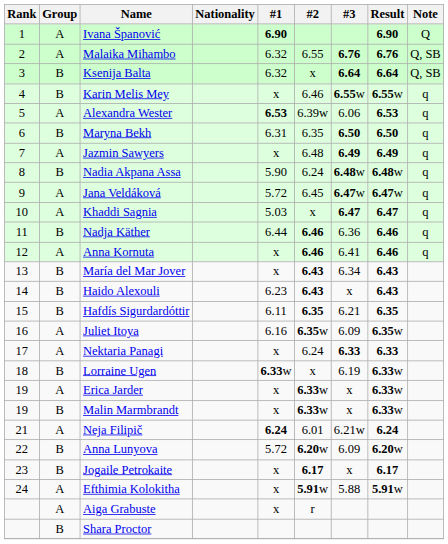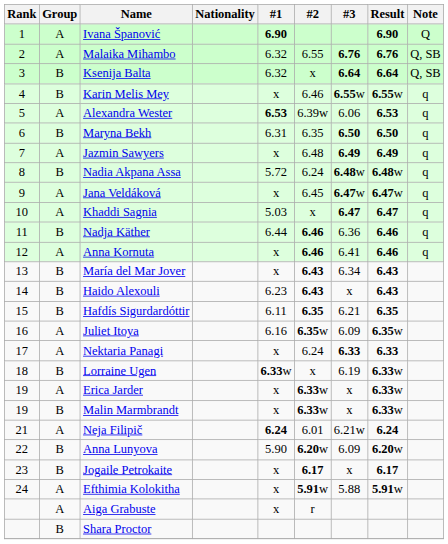(276, 172) 5.90 -> (276, 172) 5.72
(276, 192) 5.72 -> (276, 192) x
(276, 449) 5.72 -> (276, 449) 5.90
